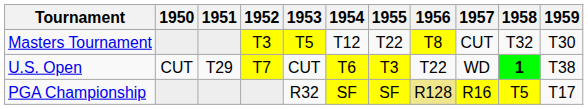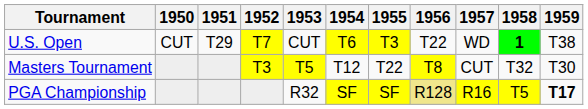rows swapped: (80, 42) <-> (45, 67)
(562, 92) normal -> (562, 92) bold
